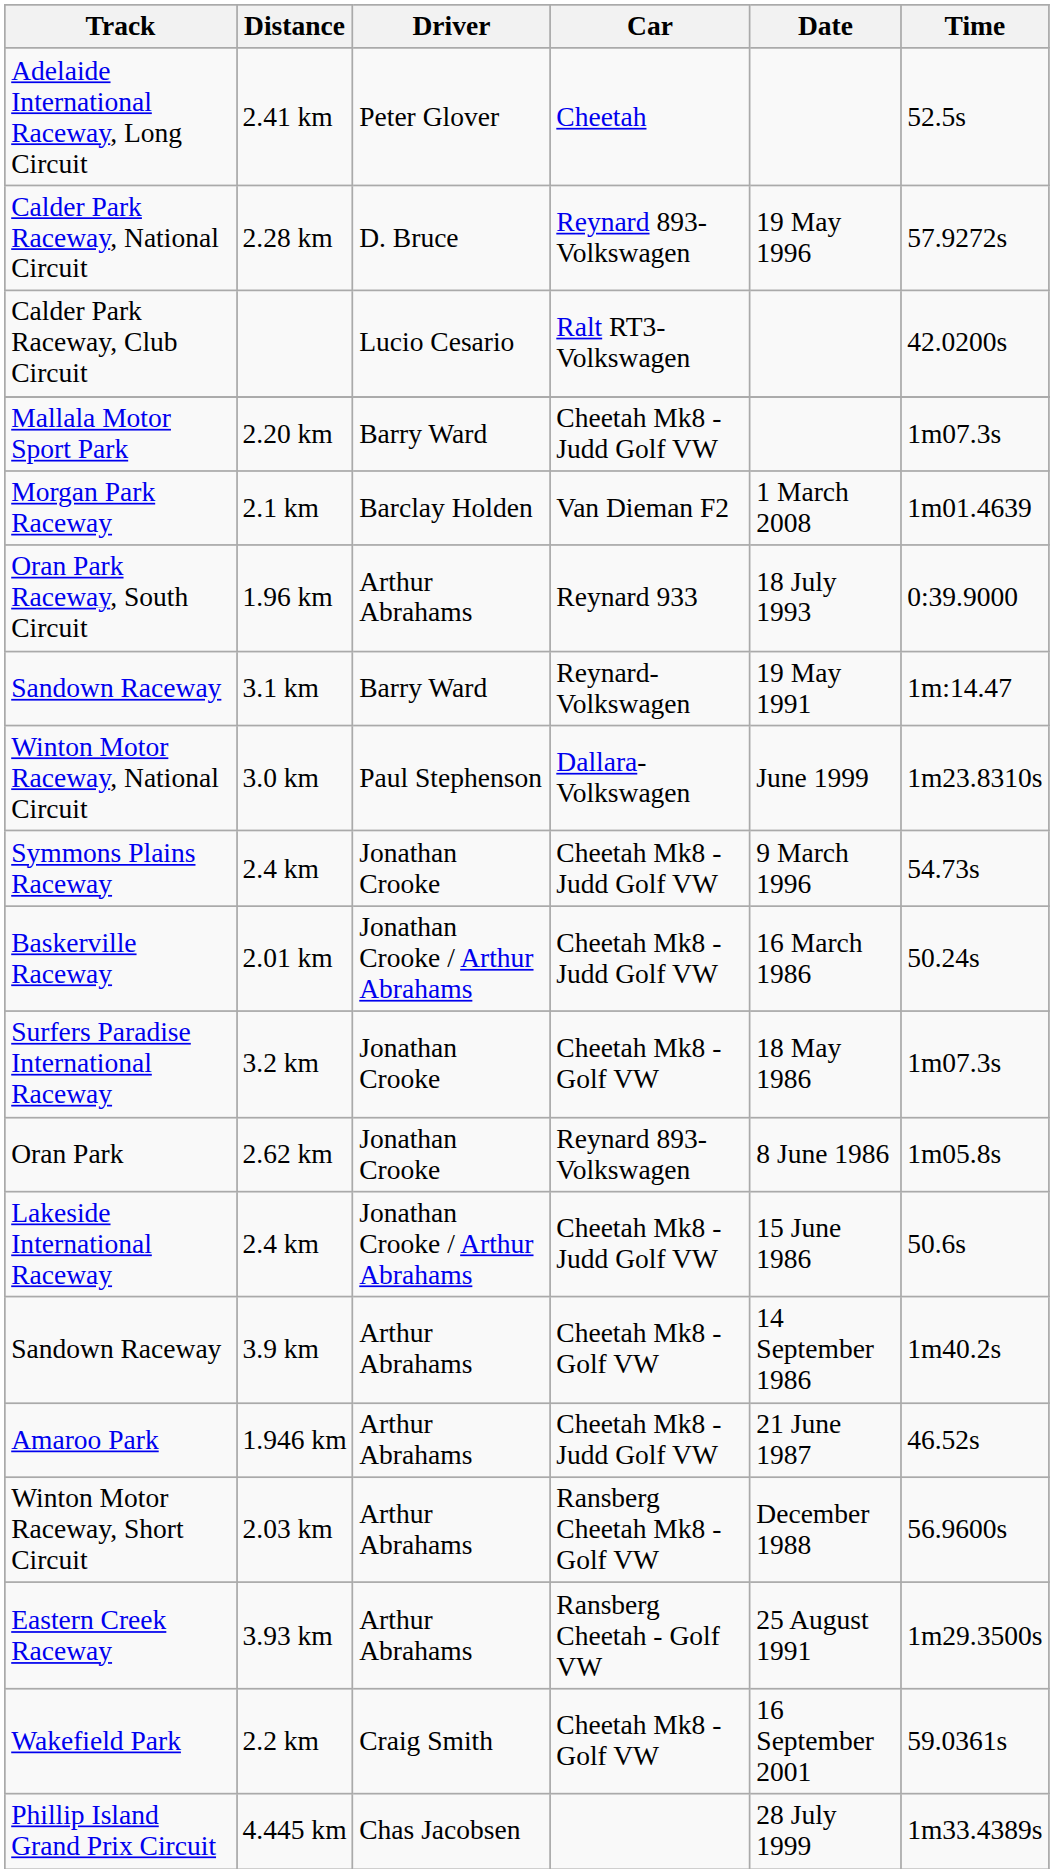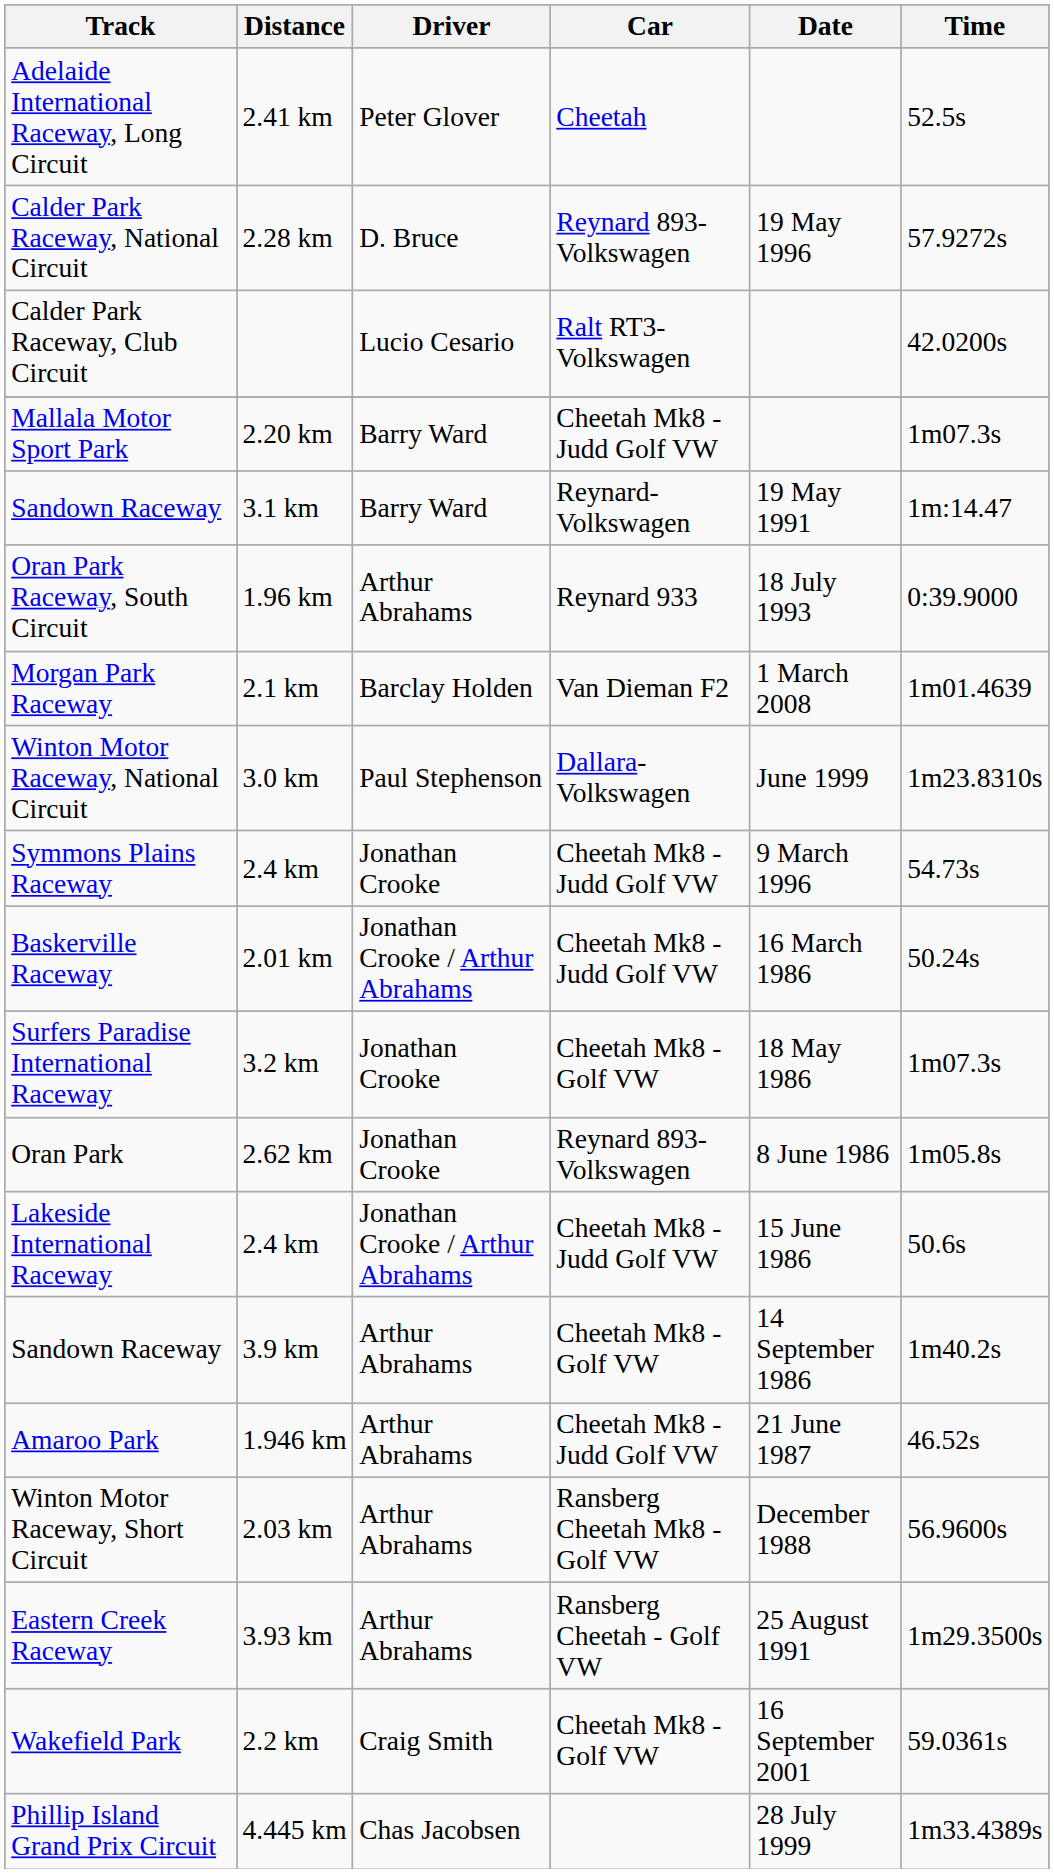rows swapped: (83, 507) <-> (116, 687)
